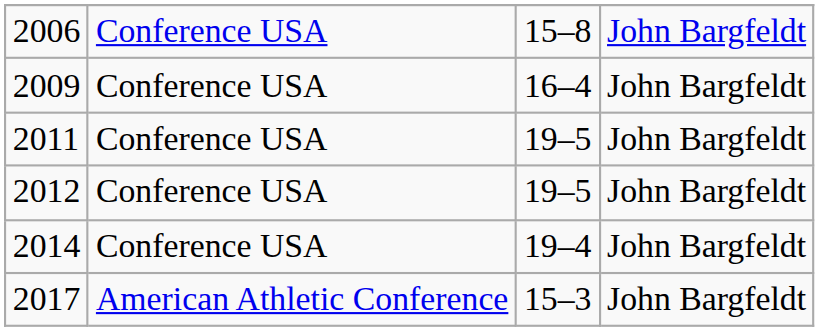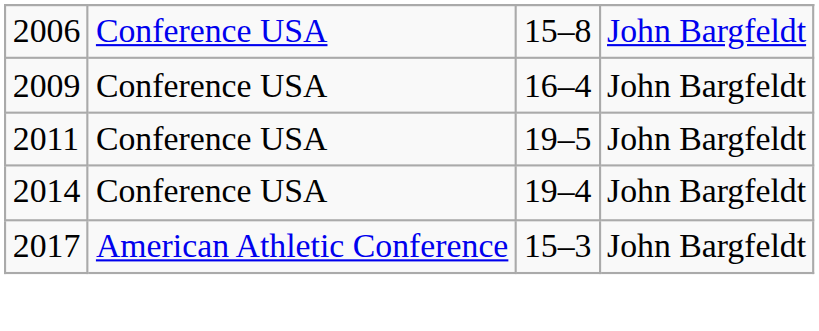- row: (47, 191)
